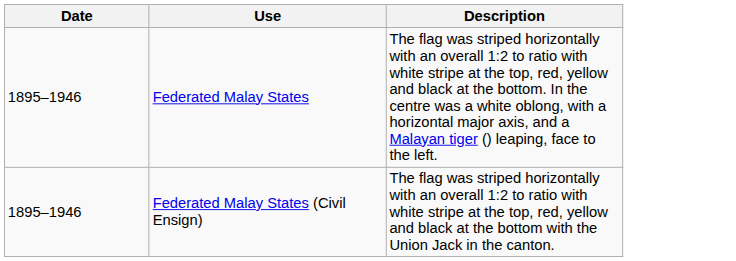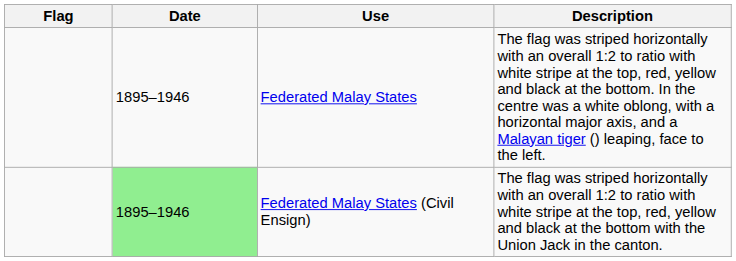+ column: (58, 16)
(45, 211) no background -> (153, 211) lightgreen background
